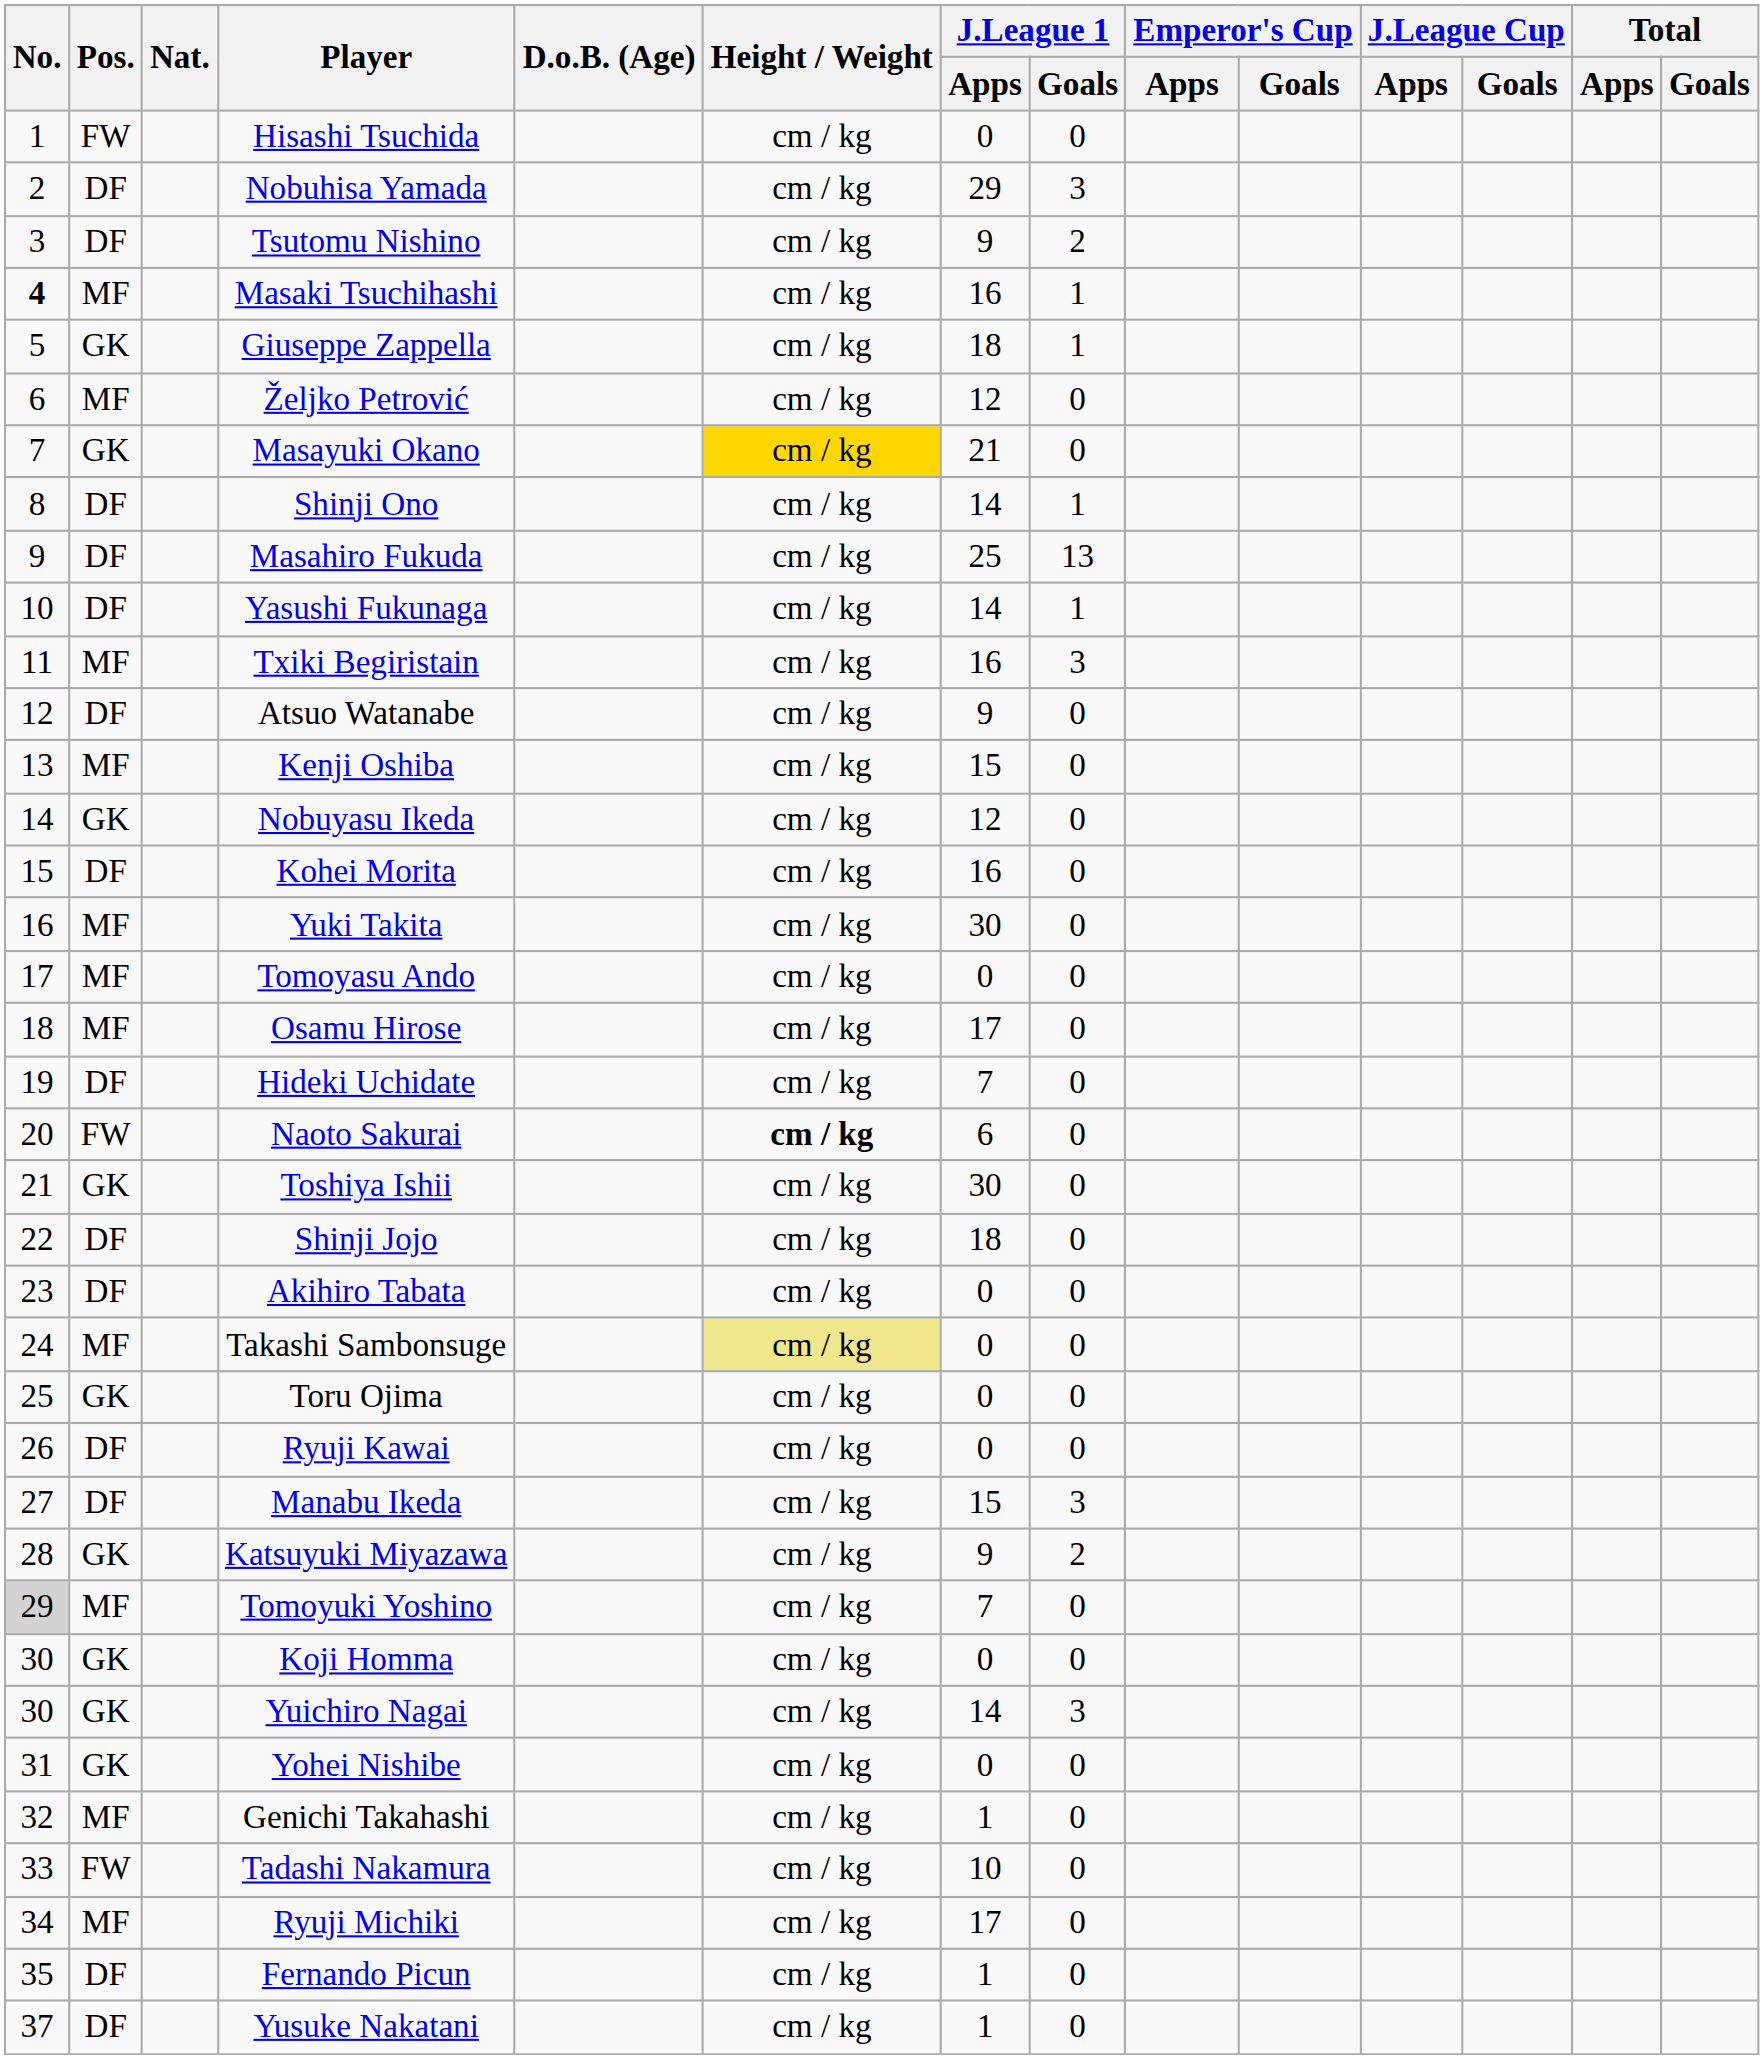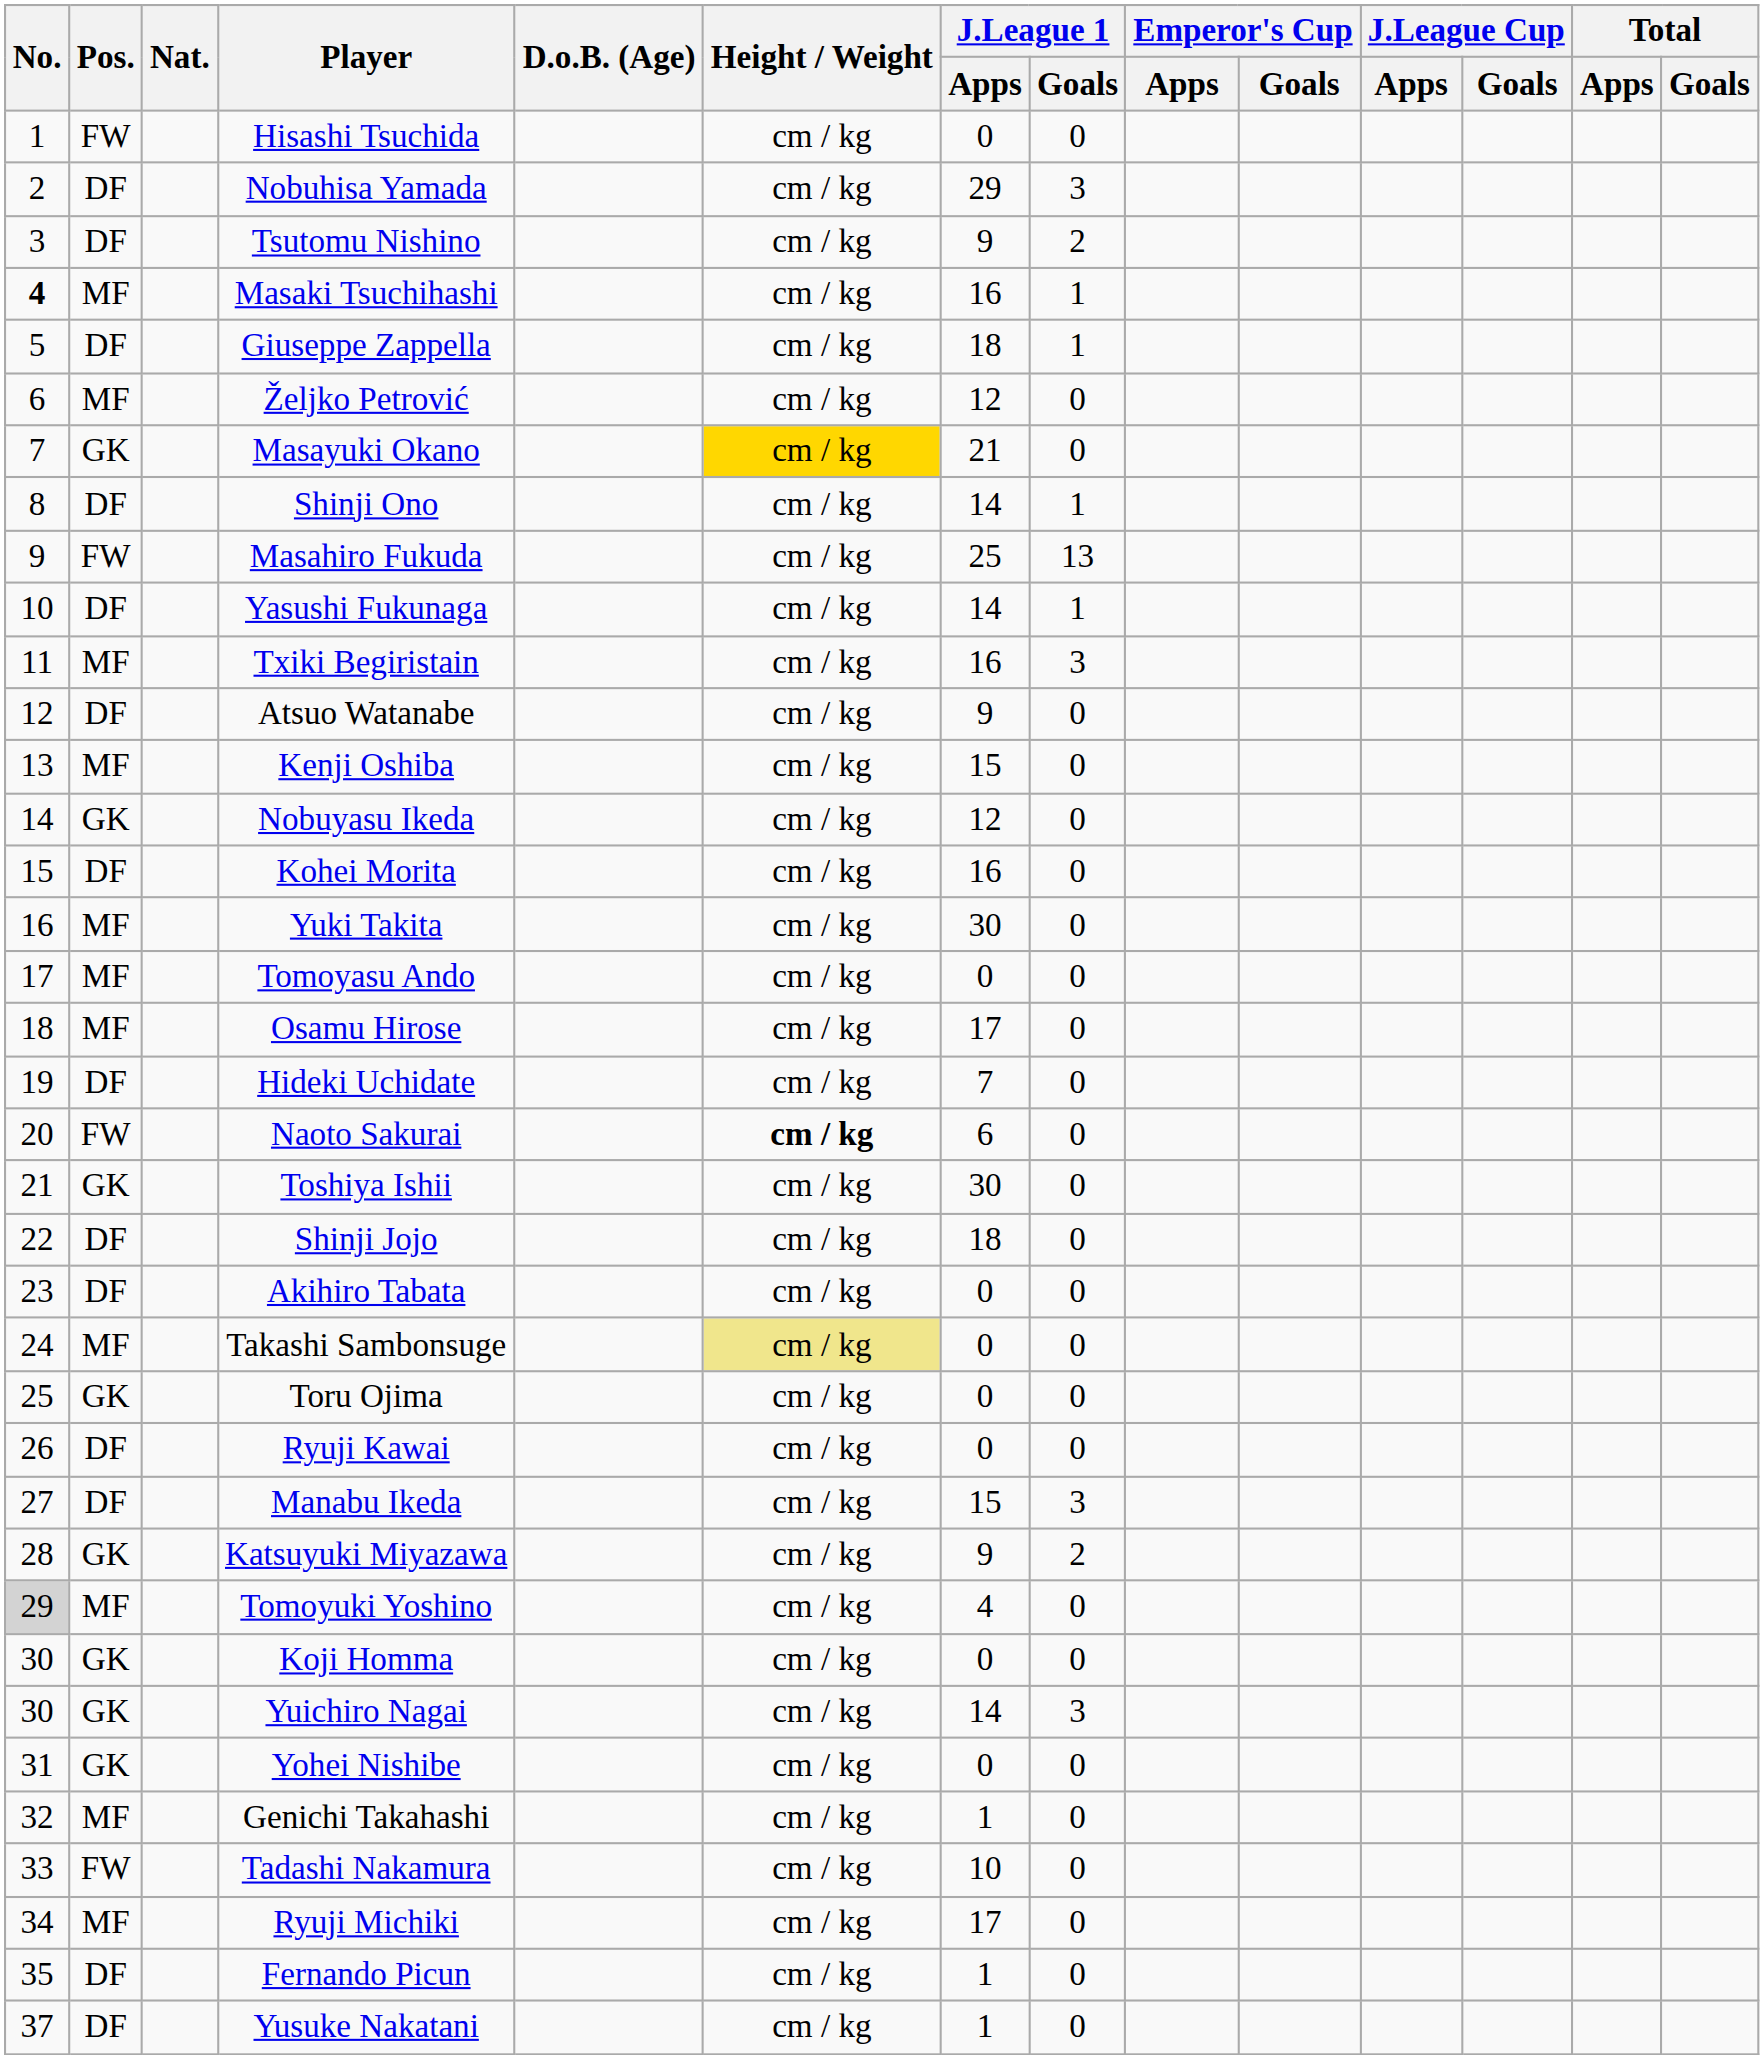(106, 345) GK -> (106, 345) DF
(106, 556) DF -> (106, 556) FW
(985, 1606) 7 -> (985, 1606) 4
